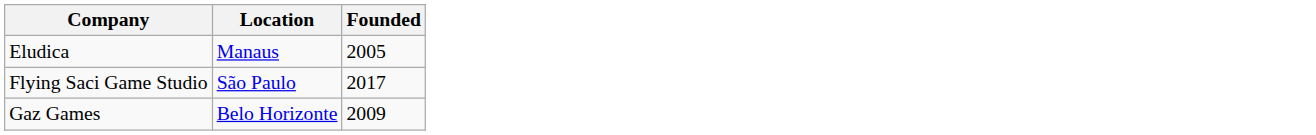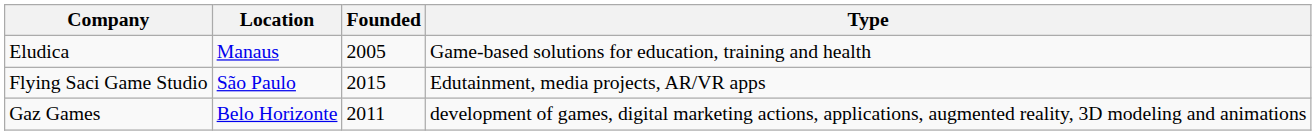+ column: (868, 20)
(366, 82) 2017 -> (366, 82) 2015
(366, 113) 2009 -> (366, 113) 2011
